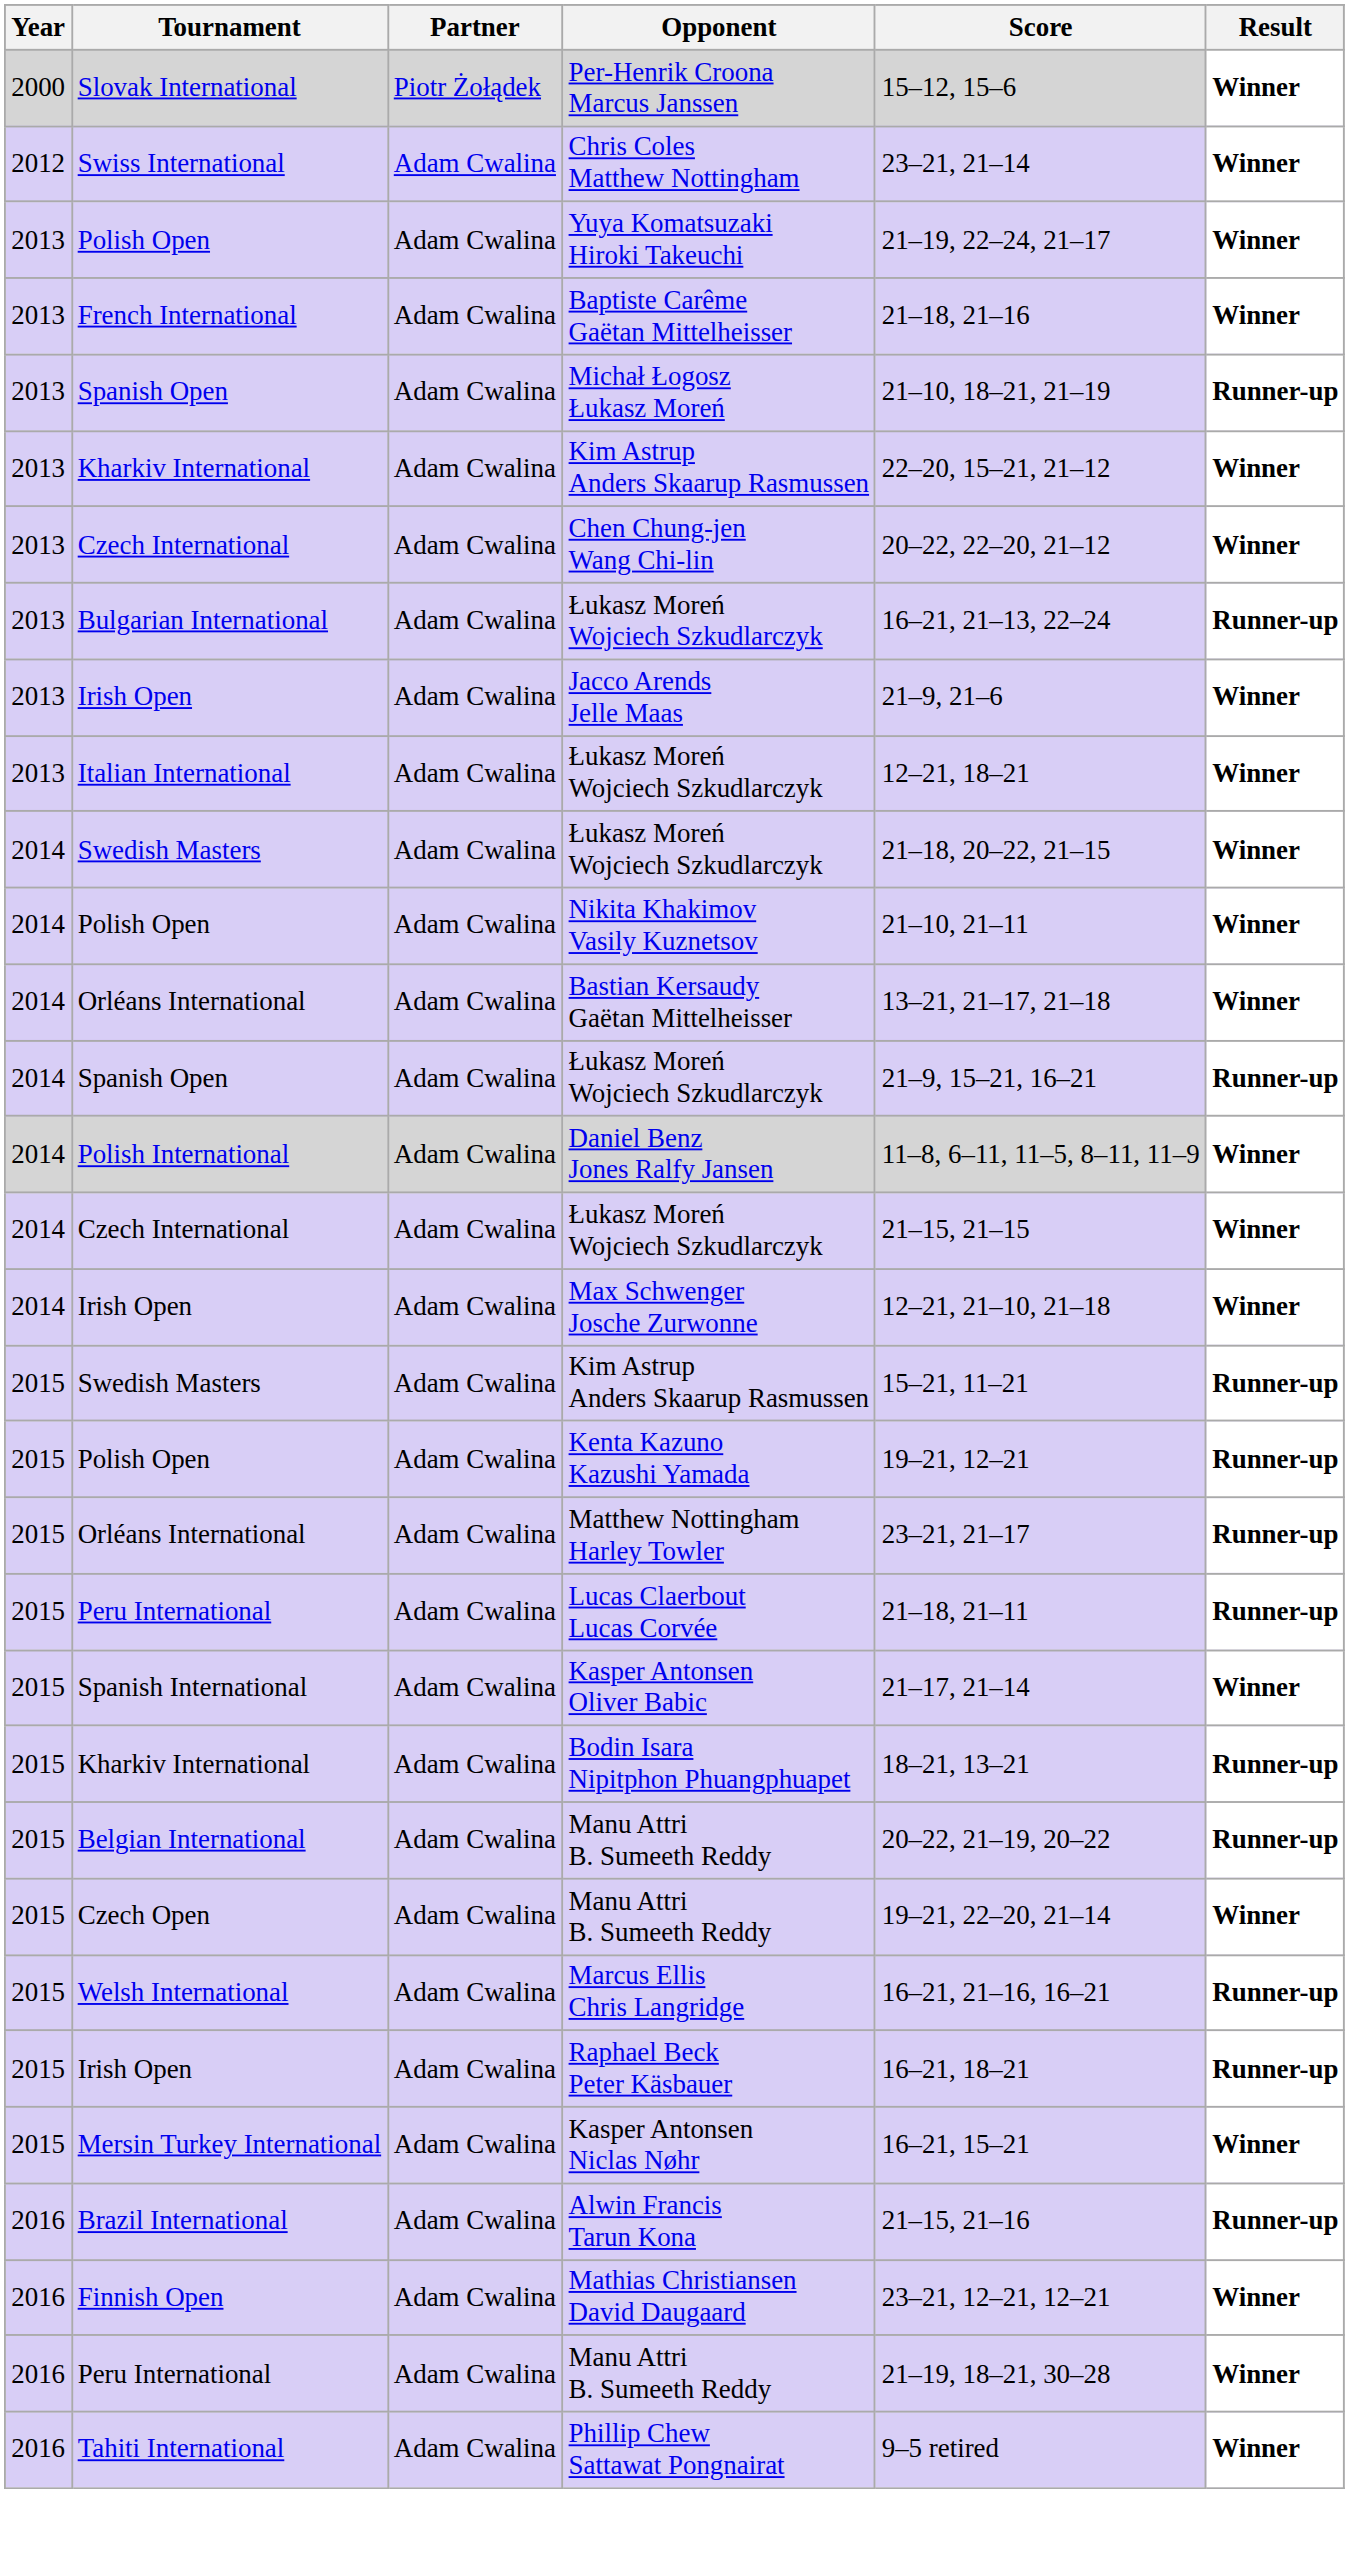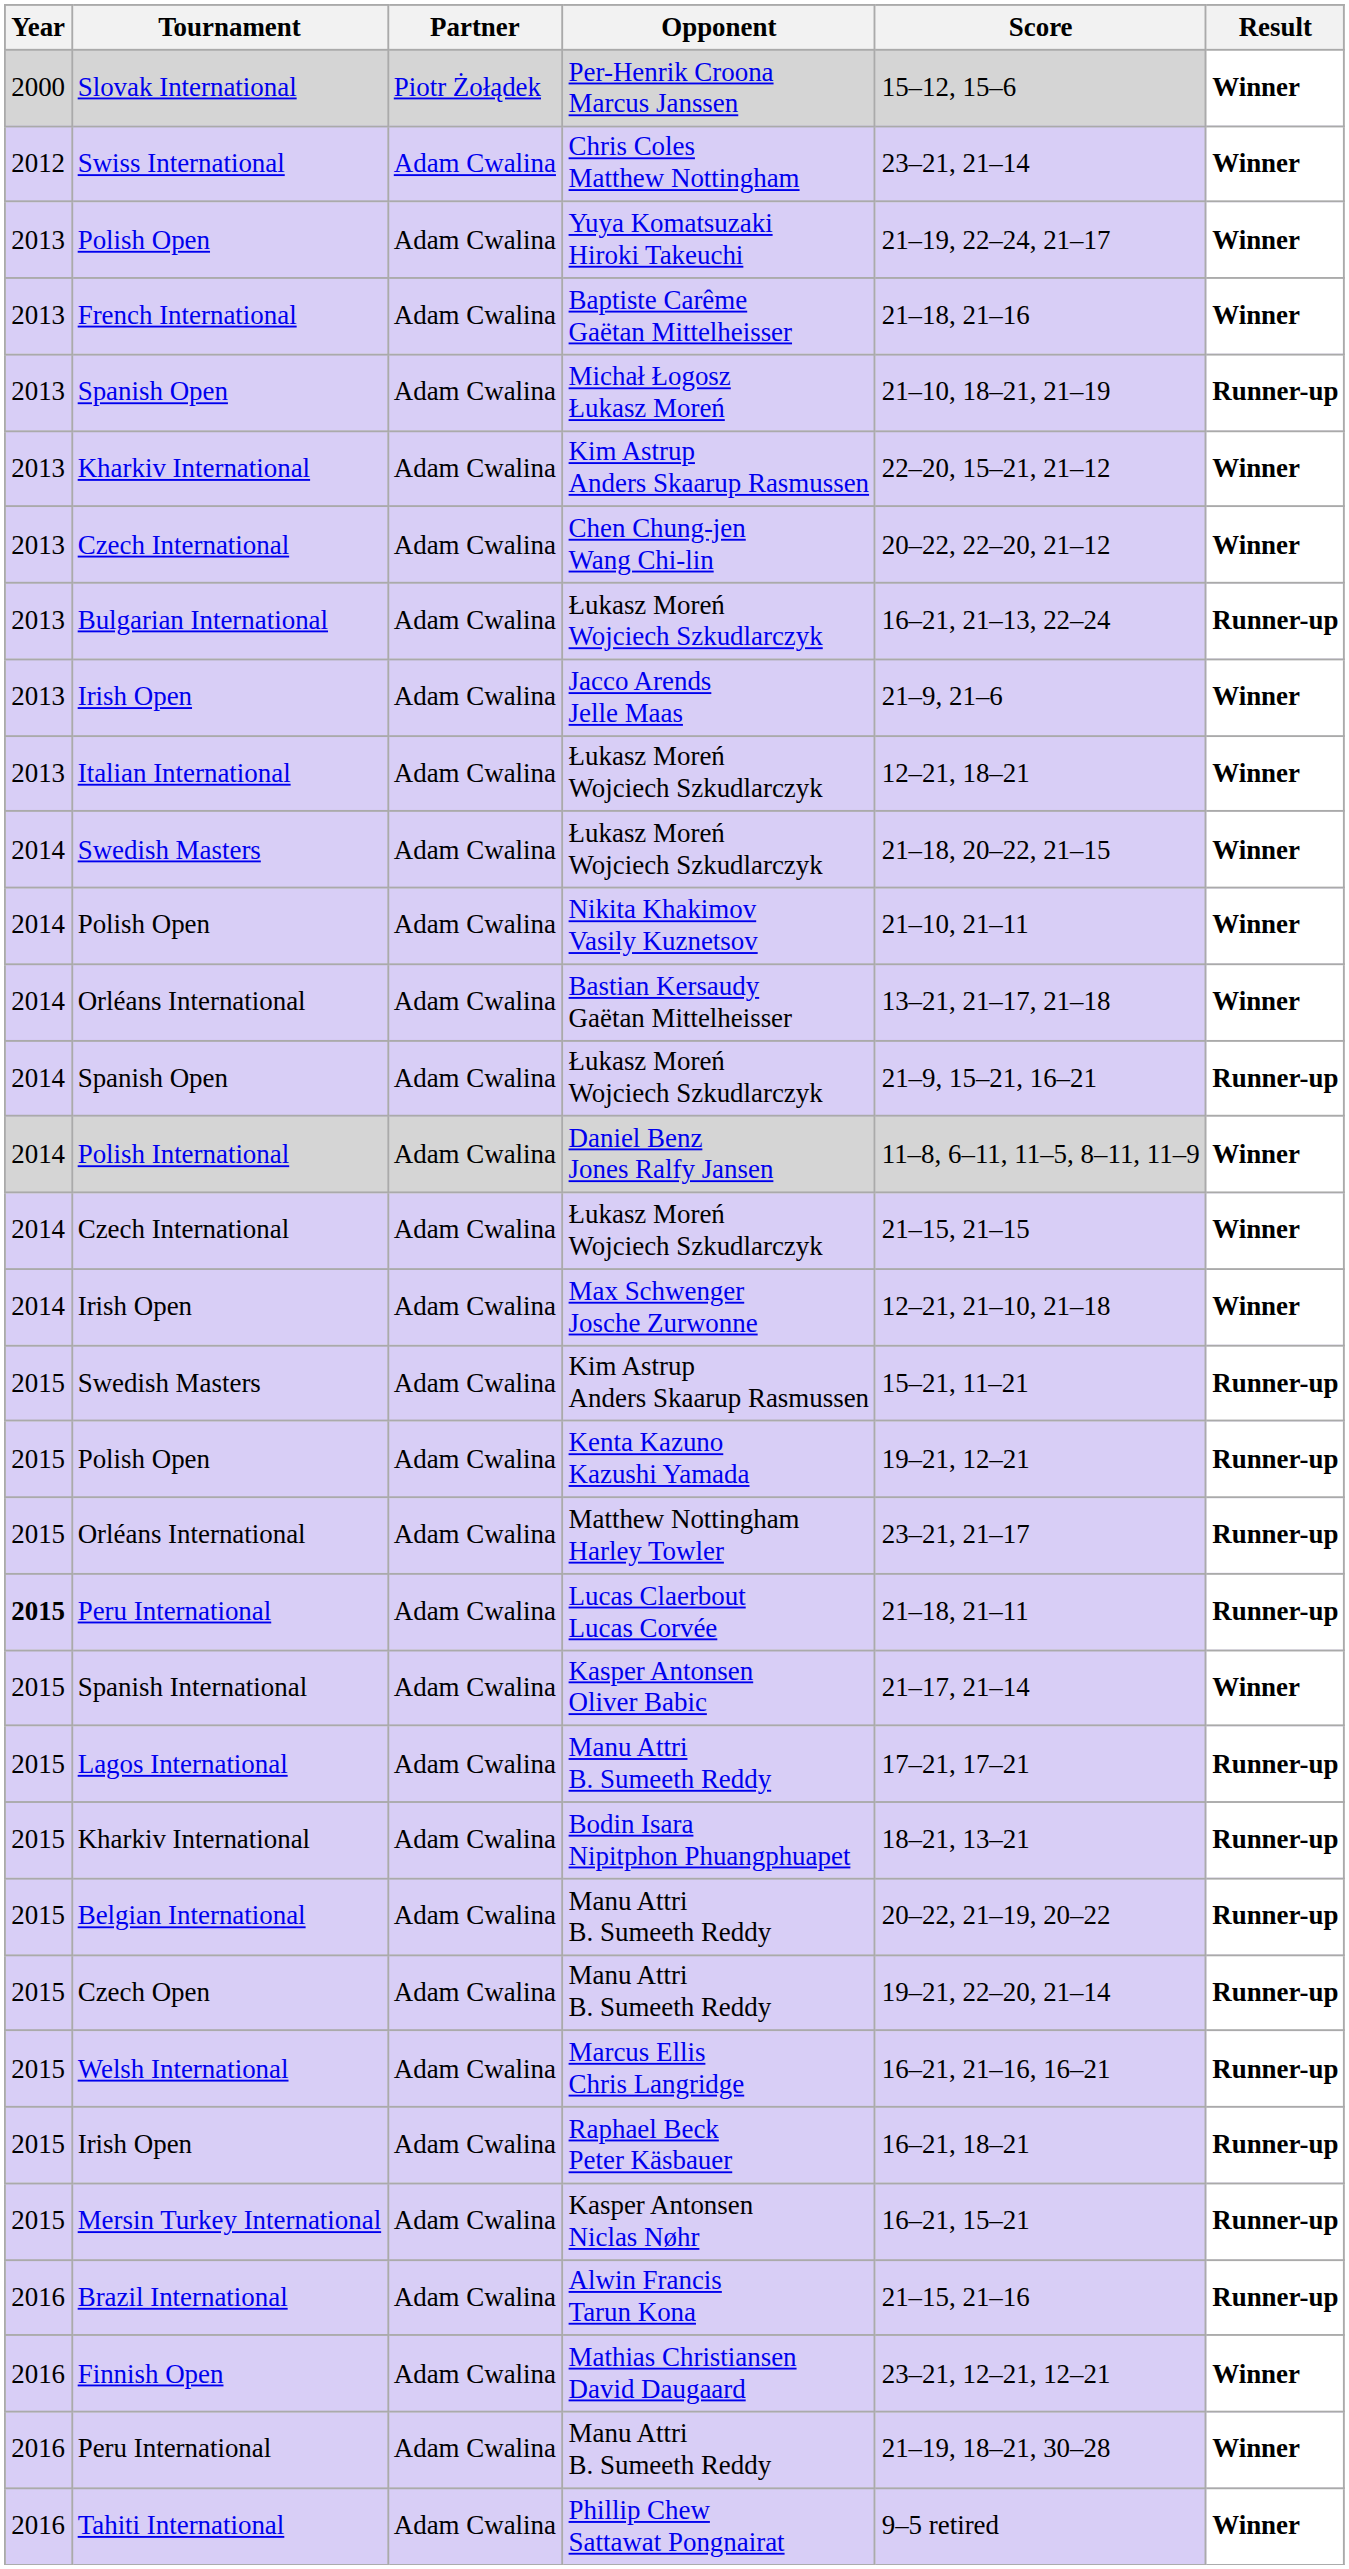(38, 1611) normal -> (38, 1611) bold
+ row: (183, 1763)
(1256, 1916) Winner -> (1275, 1992) Runner-up
(1256, 2144) Winner -> (1275, 2221) Runner-up
